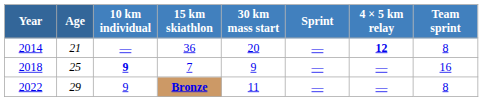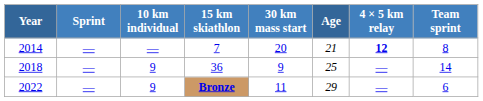columns swapped: (75, 21) <-> (317, 21)
(189, 48) 36 -> (217, 48) 7
(125, 67) bold -> (153, 67) normal
(189, 67) 7 -> (217, 67) 36
(445, 67) 16 -> (445, 67) 14
(445, 87) 8 -> (445, 87) 6
